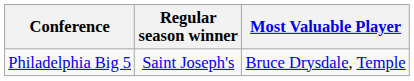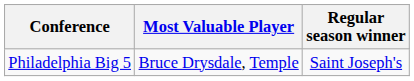columns swapped: (188, 26) <-> (326, 26)
